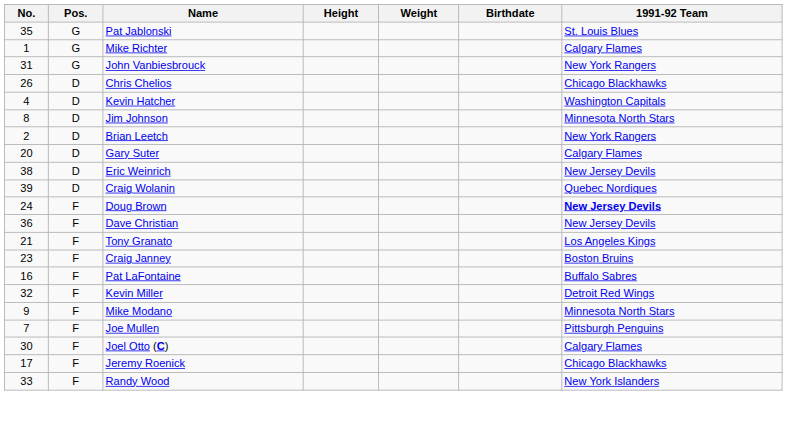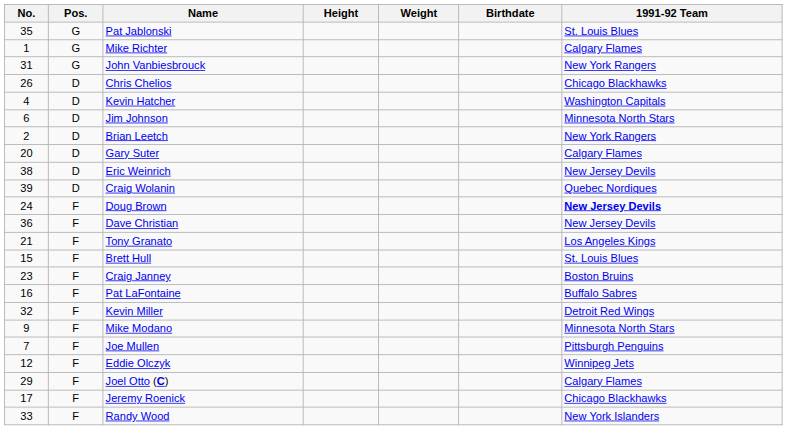(26, 119) 8 -> (26, 119) 6
+ row: (128, 259)
+ row: (138, 364)
(26, 346) 30 -> (26, 381) 29
